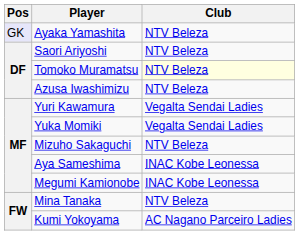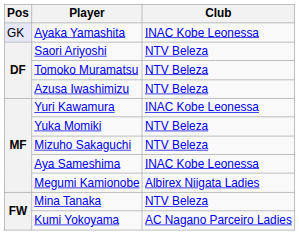(177, 32) NTV Beleza -> (202, 32) INAC Kobe Leonessa
(177, 70) lightyellow background -> (177, 70) no background
(204, 107) Vegalta Sendai Ladies -> (202, 107) INAC Kobe Leonessa
(204, 126) Vegalta Sendai Ladies -> (177, 126) NTV Beleza
(202, 182) INAC Kobe Leonessa -> (202, 182) Albirex Niigata Ladies
